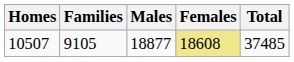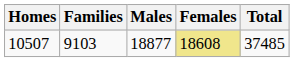(80, 43) 9105 -> (80, 43) 9103
